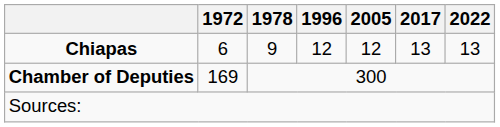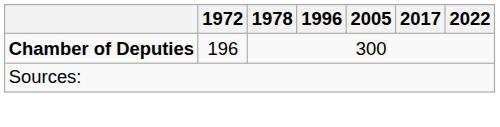- row: (101, 48)
(223, 77) 169 -> (223, 48) 196
